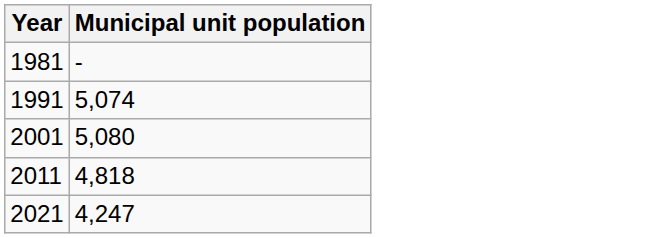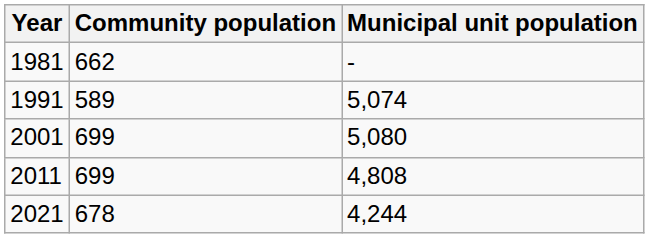+ column: (205, 23)
(105, 175) 4,818 -> (377, 175) 4,808
(105, 213) 4,247 -> (377, 213) 4,244
